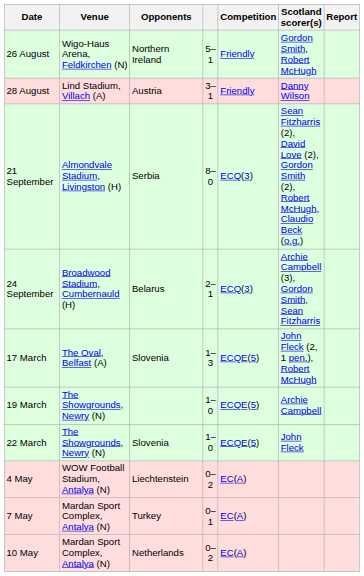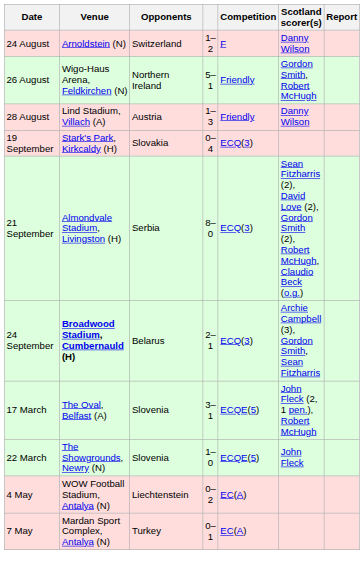+ row: (28, 43)
(211, 91) 3–1 -> (211, 117) 1–3
+ row: (30, 143)
(91, 289) normal -> (93, 341) bold
(211, 358) 1–3 -> (211, 410) 3–1
- row: (27, 405)
- row: (22, 553)
